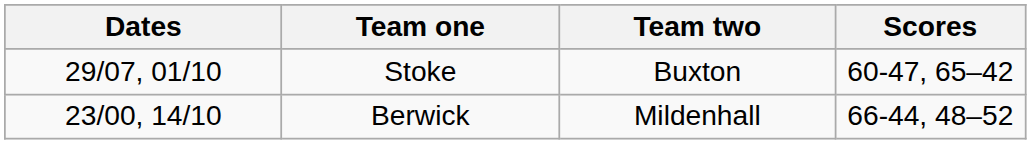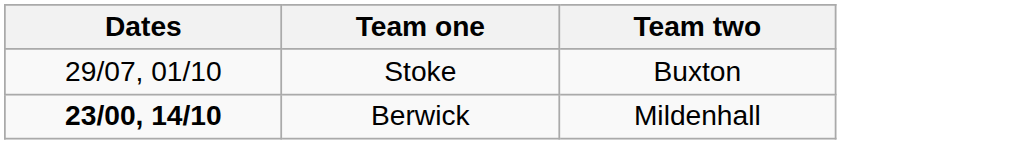- column: (930, 26)
(143, 116) normal -> (143, 116) bold
